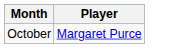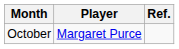+ column: (159, 14)
